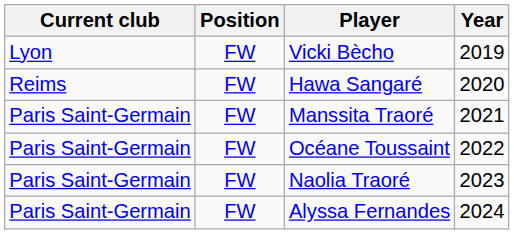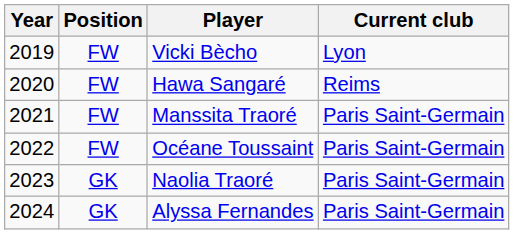columns swapped: (482, 20) <-> (100, 20)
(240, 180) FW -> (103, 180) GK
(240, 212) FW -> (103, 212) GK
